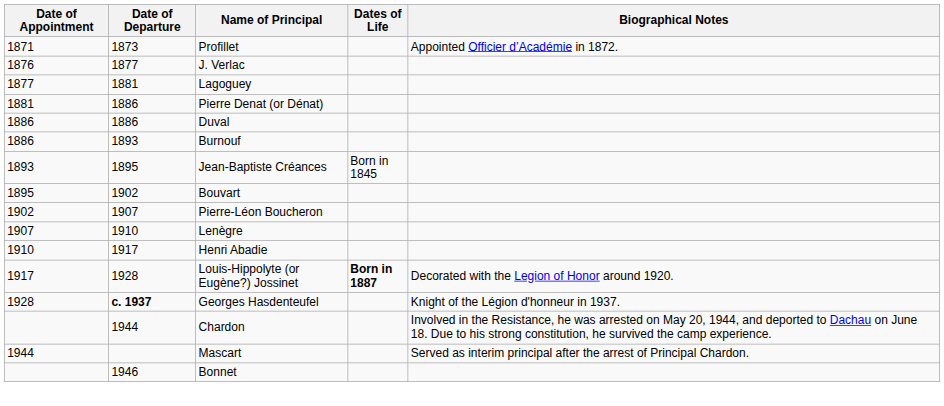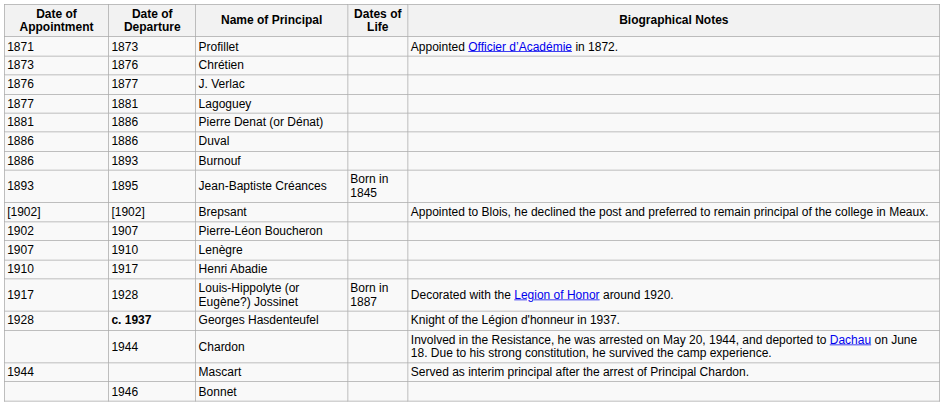+ row: (221, 65)
- row: (219, 193)
+ row: (223, 212)
(371, 276) bold -> (369, 295) normal
